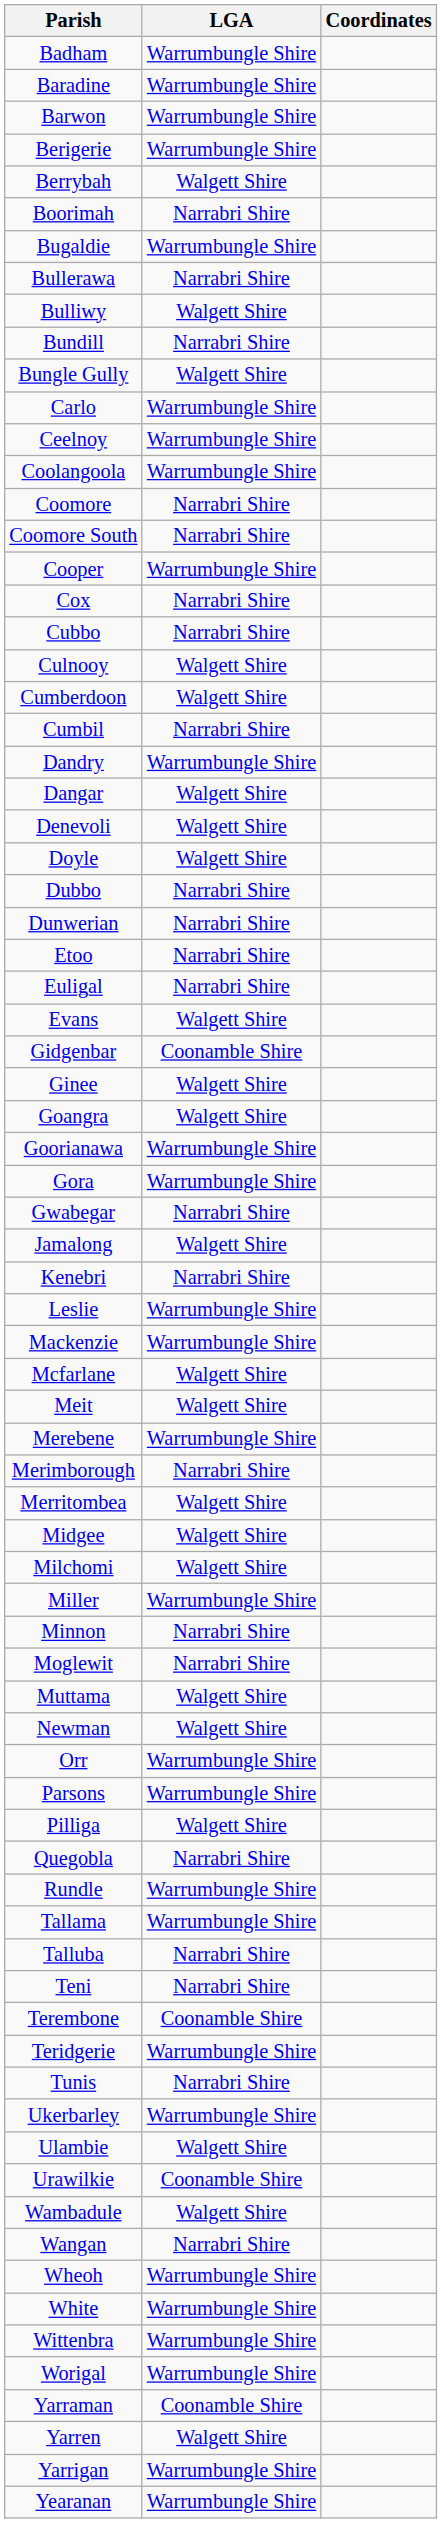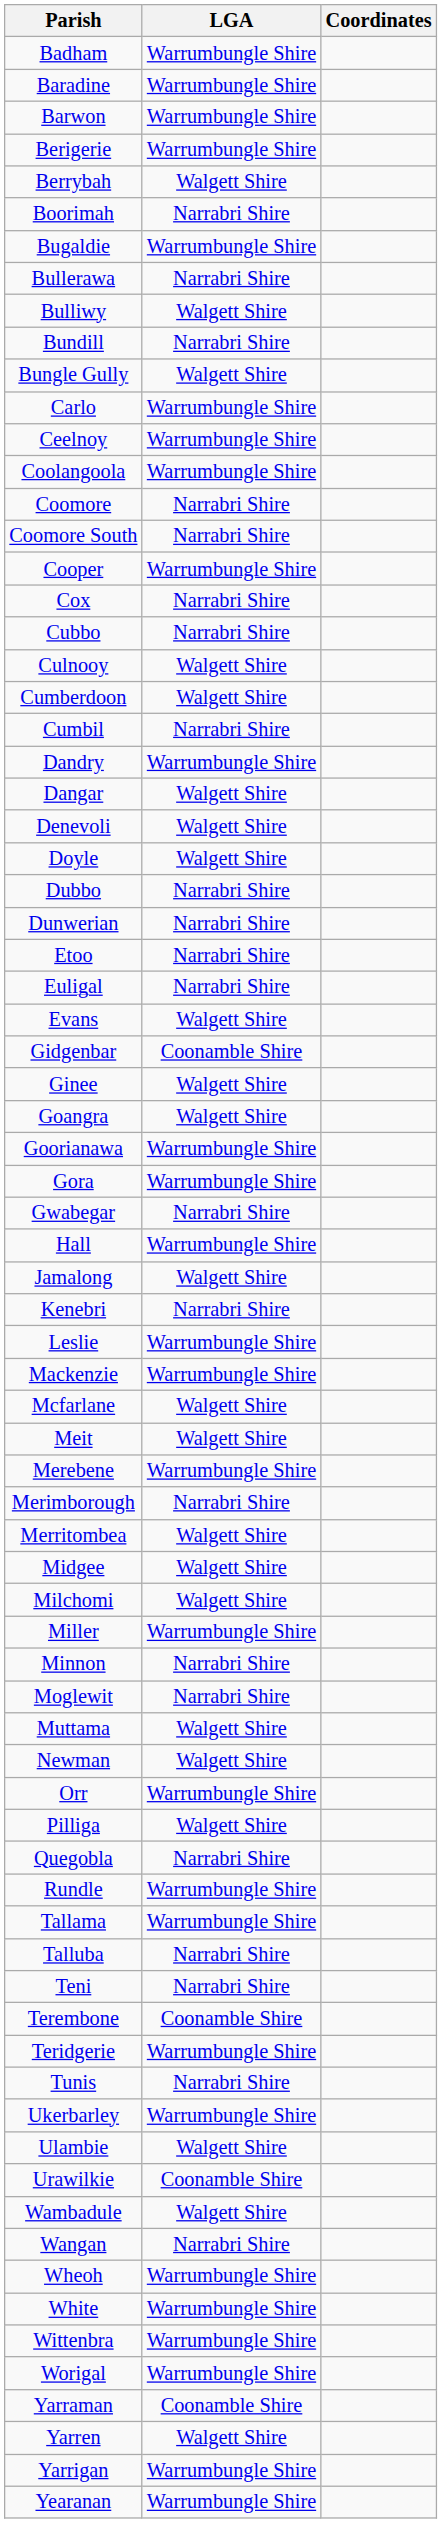+ row: (73, 1245)
- row: (73, 1793)
